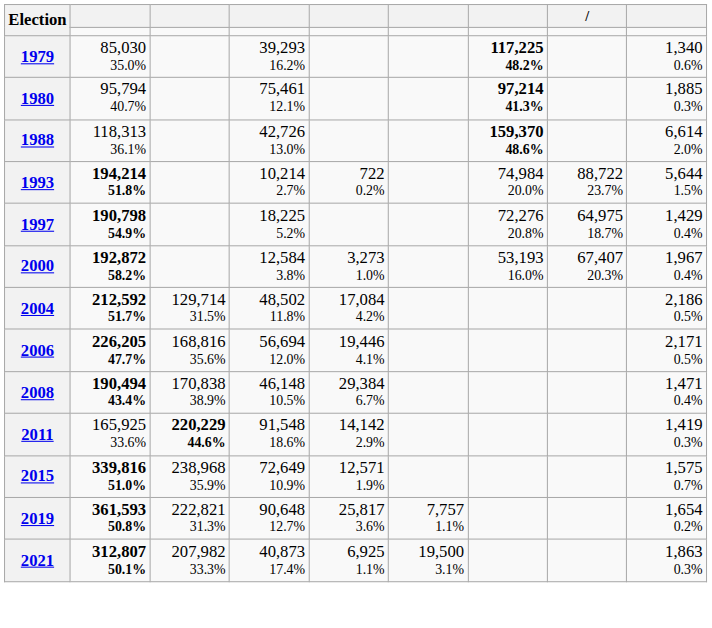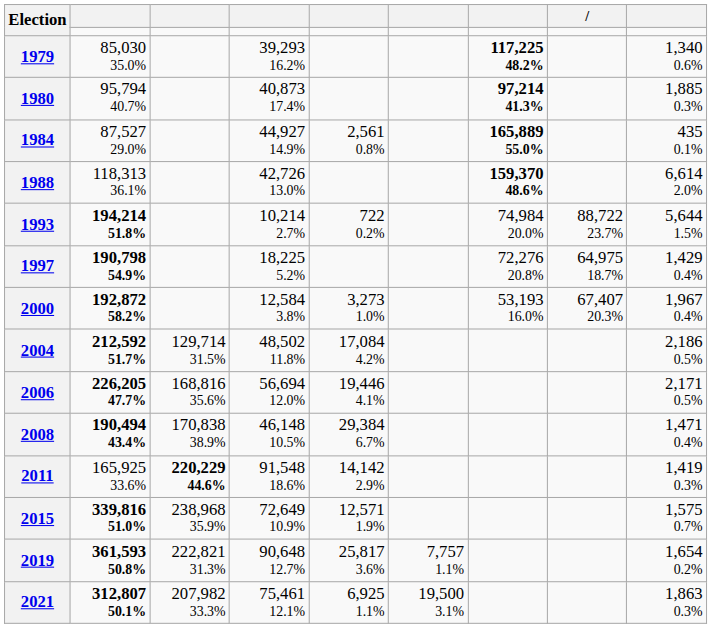(282, 97) 75,461 12.1% -> (282, 97) 40,873 17.4%
+ row: (37, 140)
(282, 559) 40,873 17.4% -> (282, 601) 75,461 12.1%
